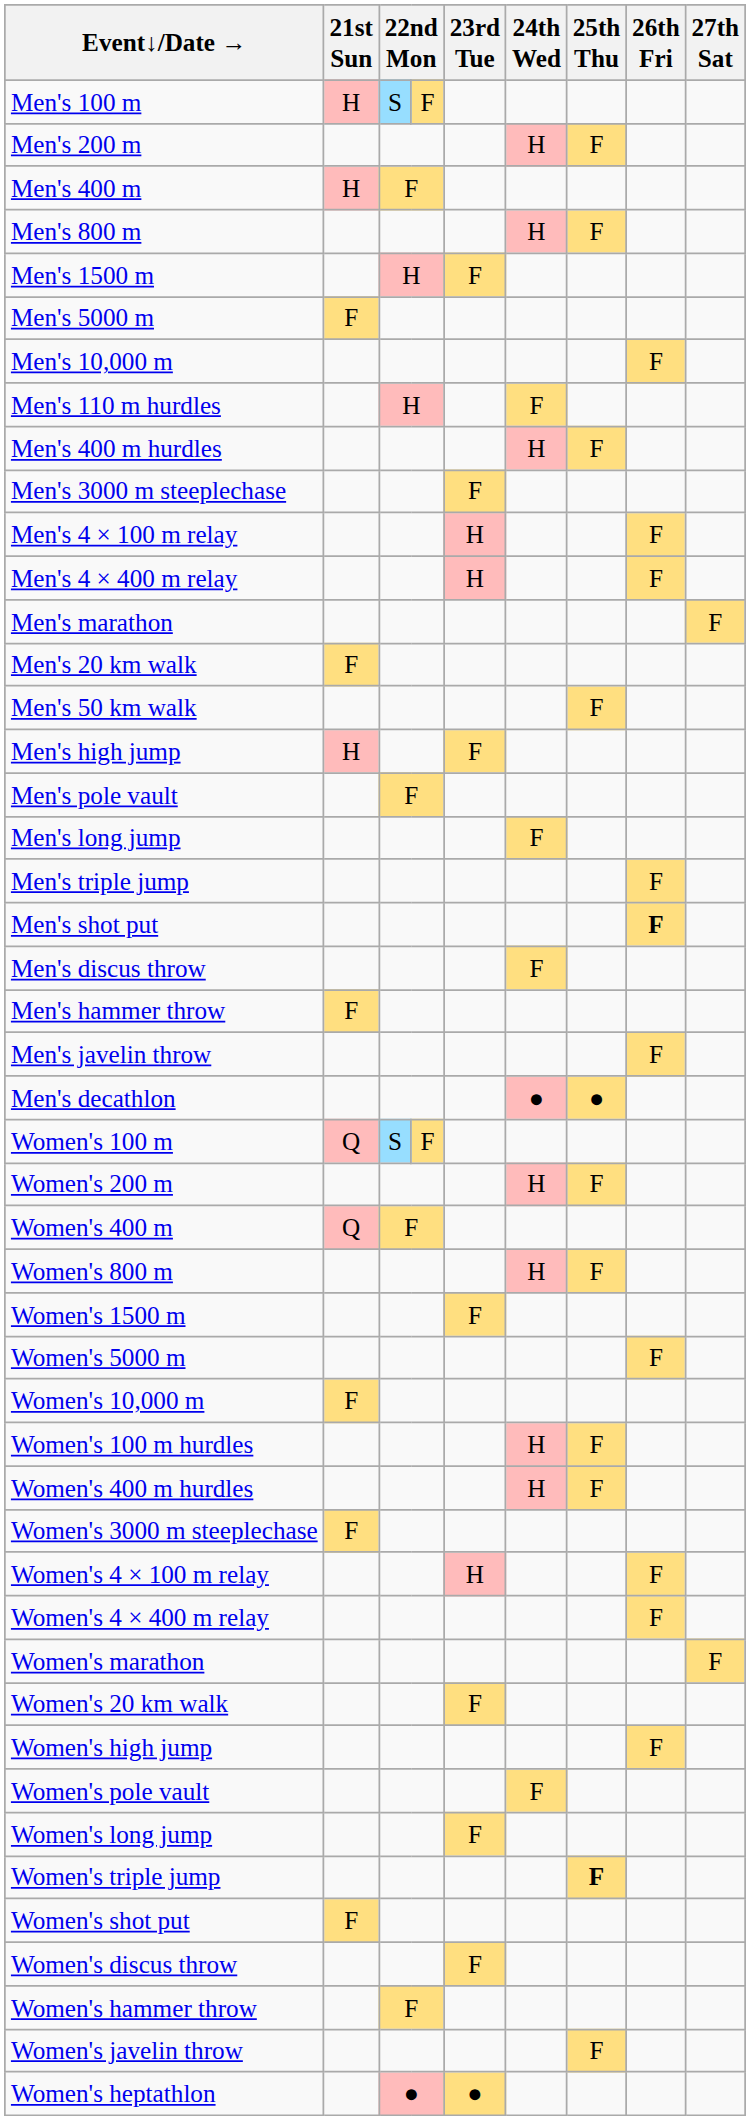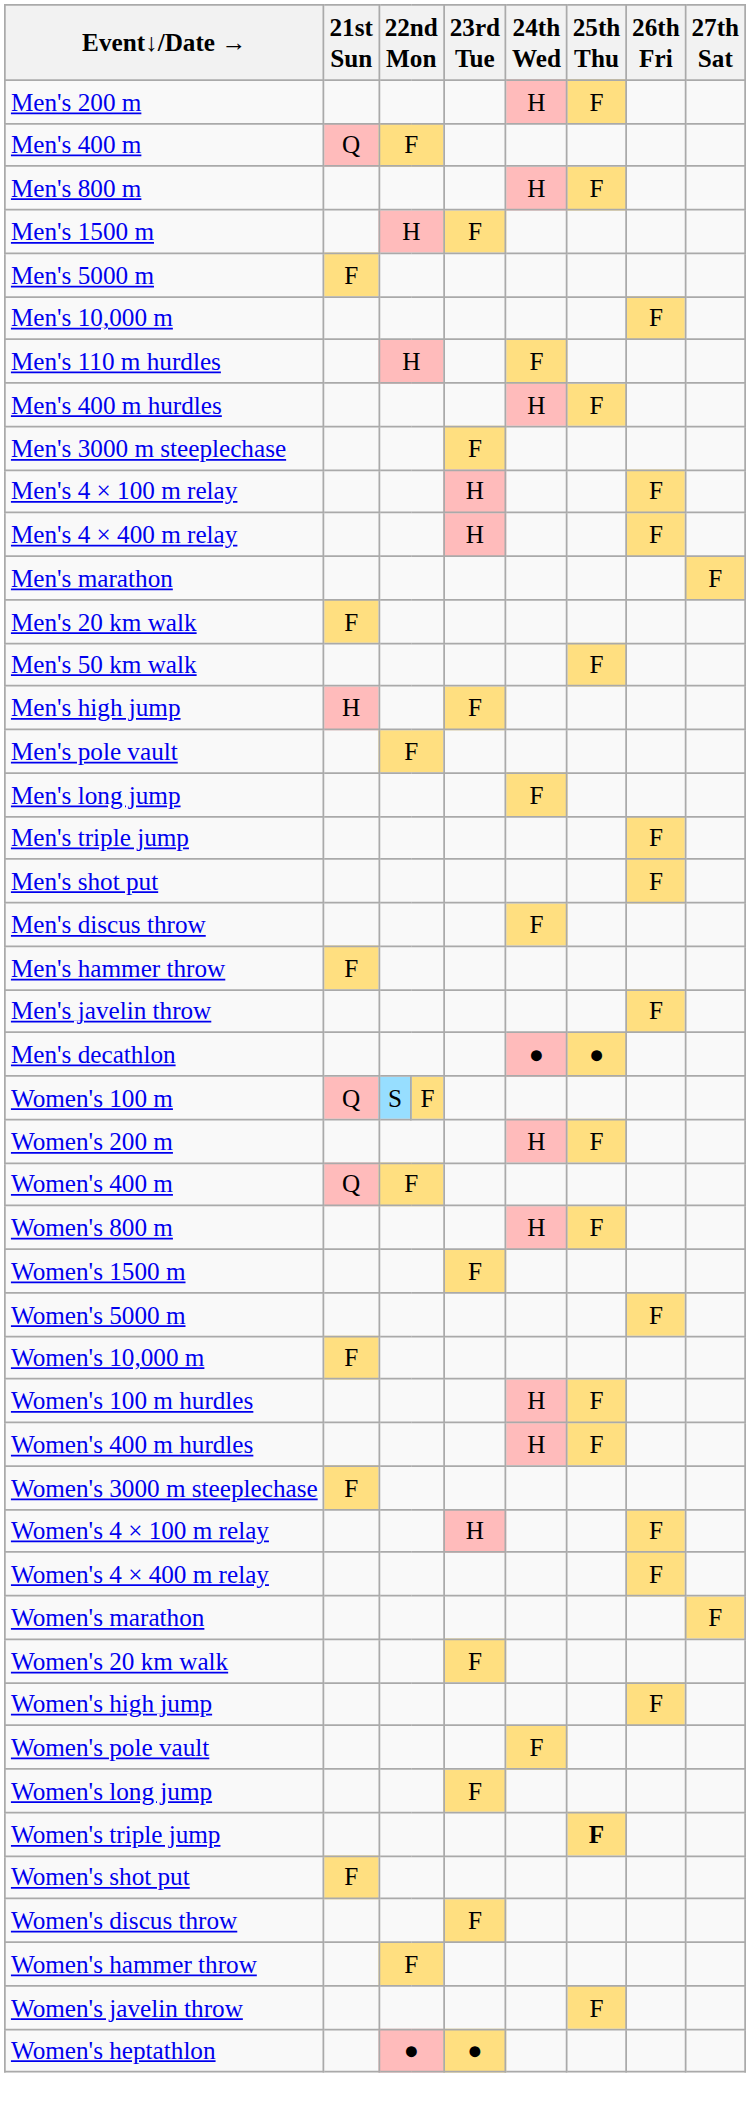- row: (76, 101)
(351, 188) H -> (351, 145) Q
(656, 924) bold -> (656, 881) normal
